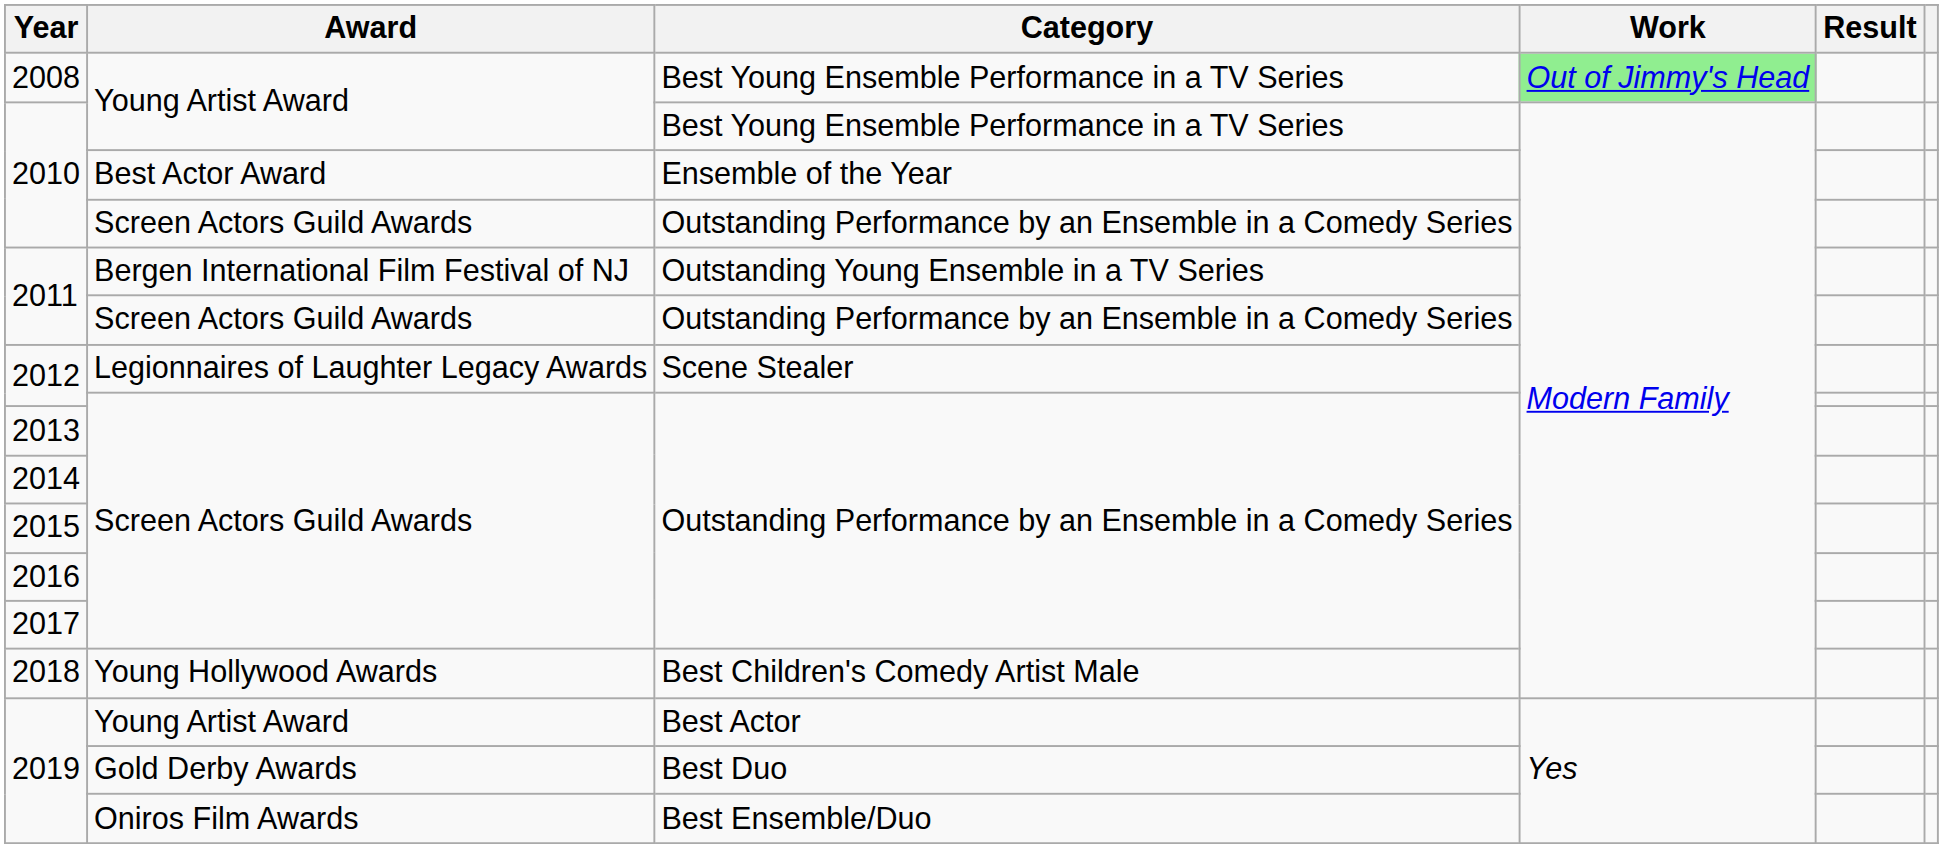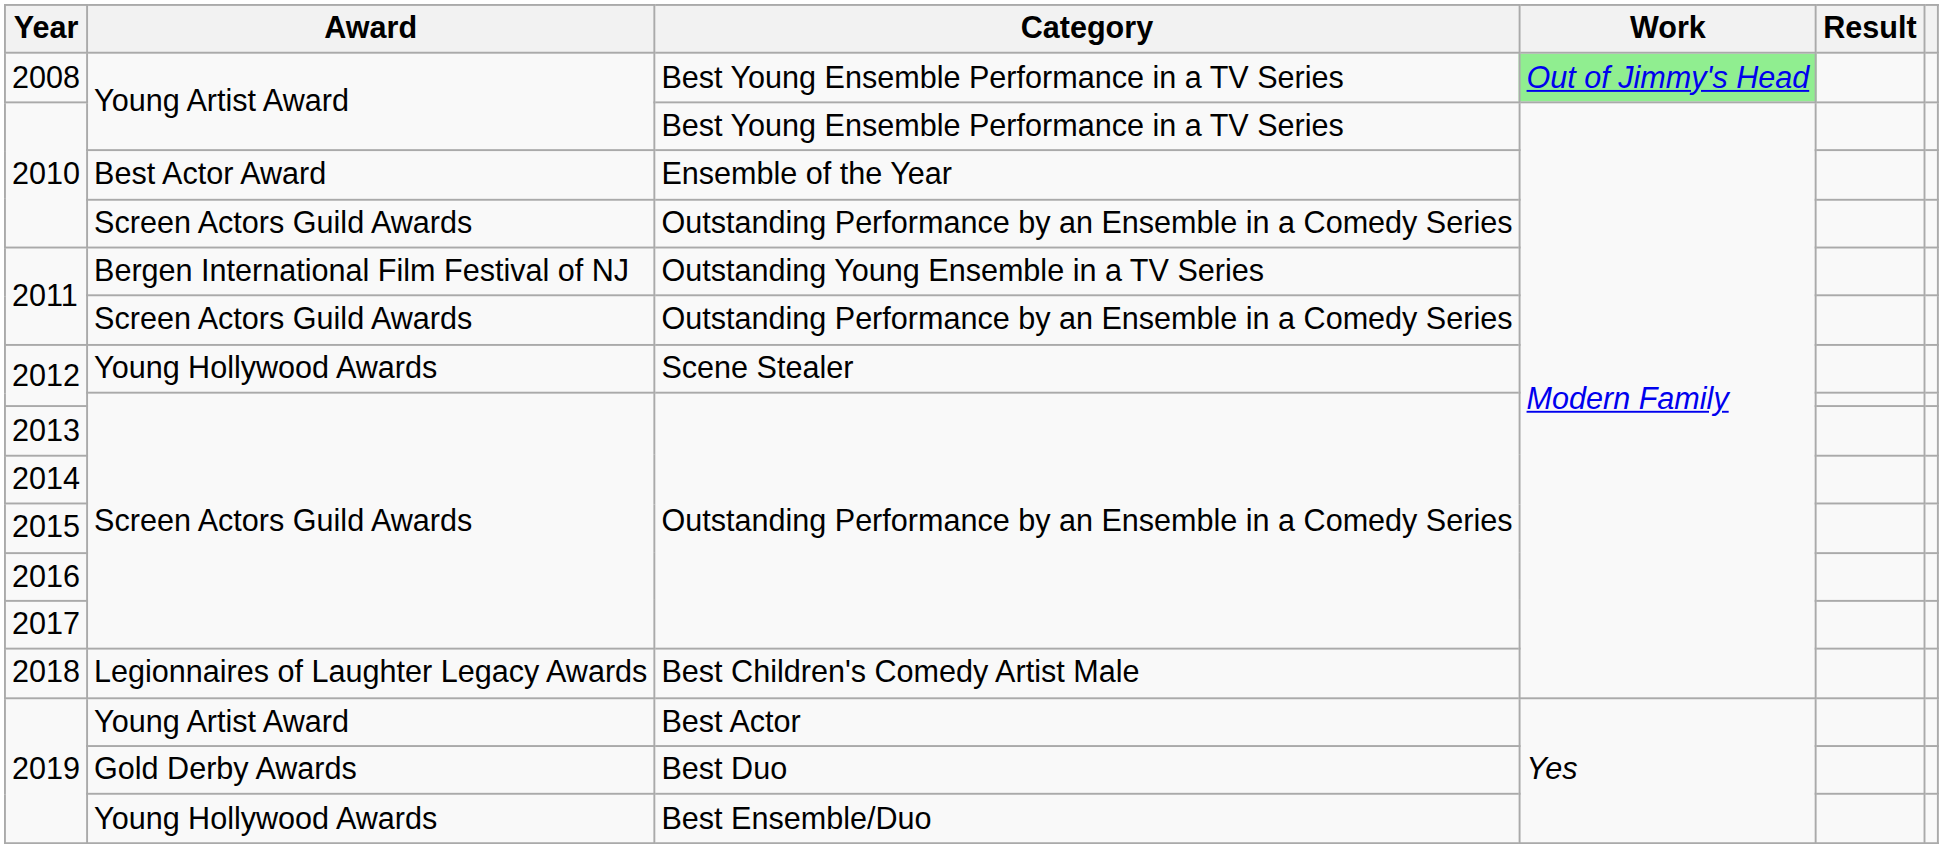(371, 367) Legionnaires of Laughter Legacy Awards -> (266, 367) Young Hollywood Awards
(266, 672) Young Hollywood Awards -> (371, 672) Legionnaires of Laughter Legacy Awards
(226, 818) Oniros Film Awards -> (266, 818) Young Hollywood Awards
